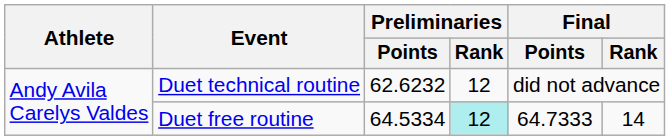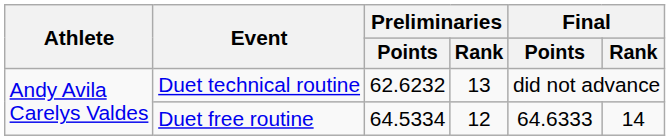(479, 86) 12 -> (479, 86) 13
(479, 119) paleturquoise background -> (479, 119) no background
(555, 119) 64.7333 -> (555, 119) 64.6333
